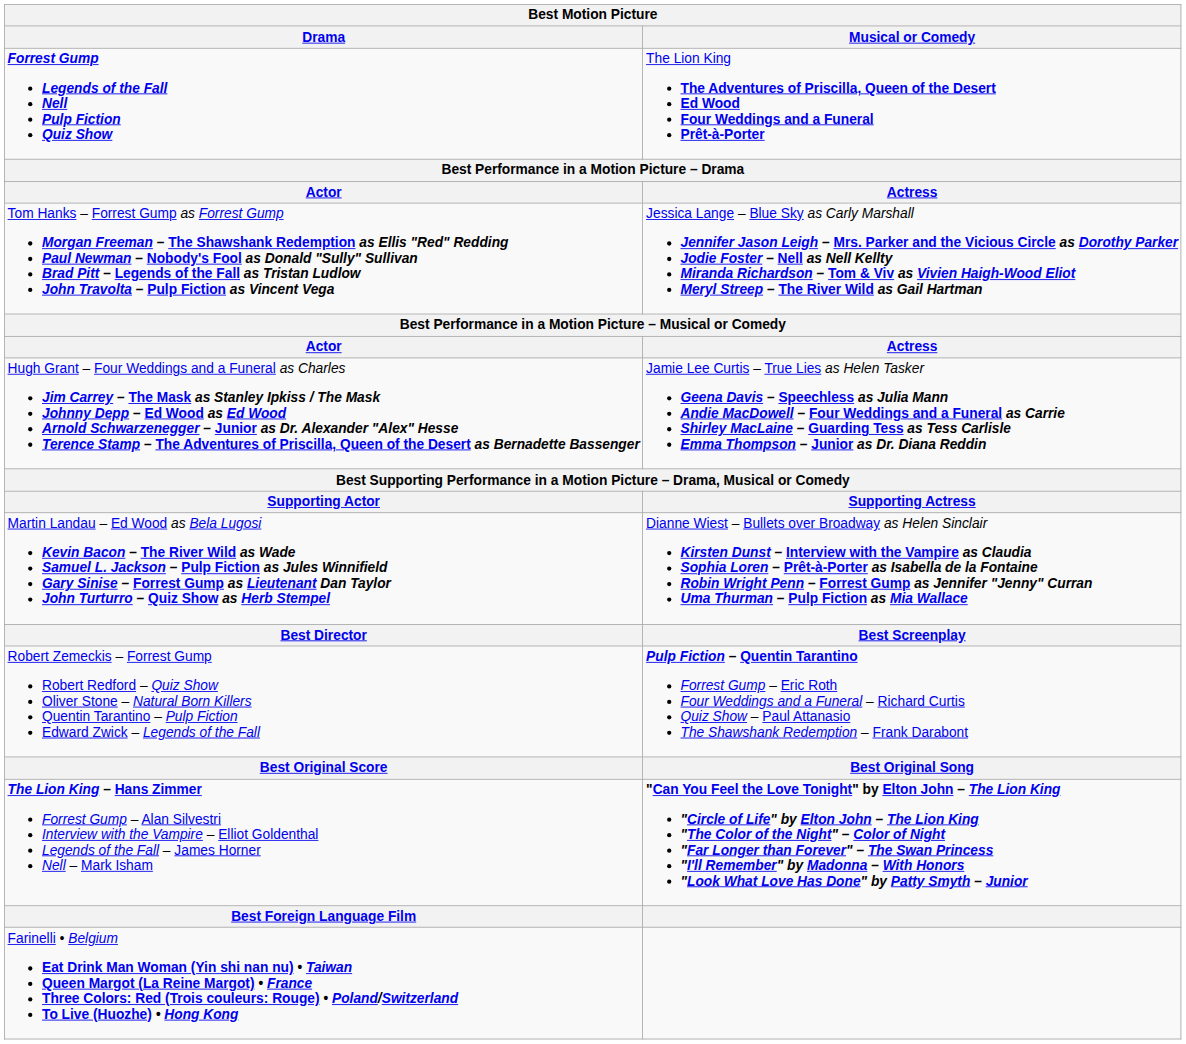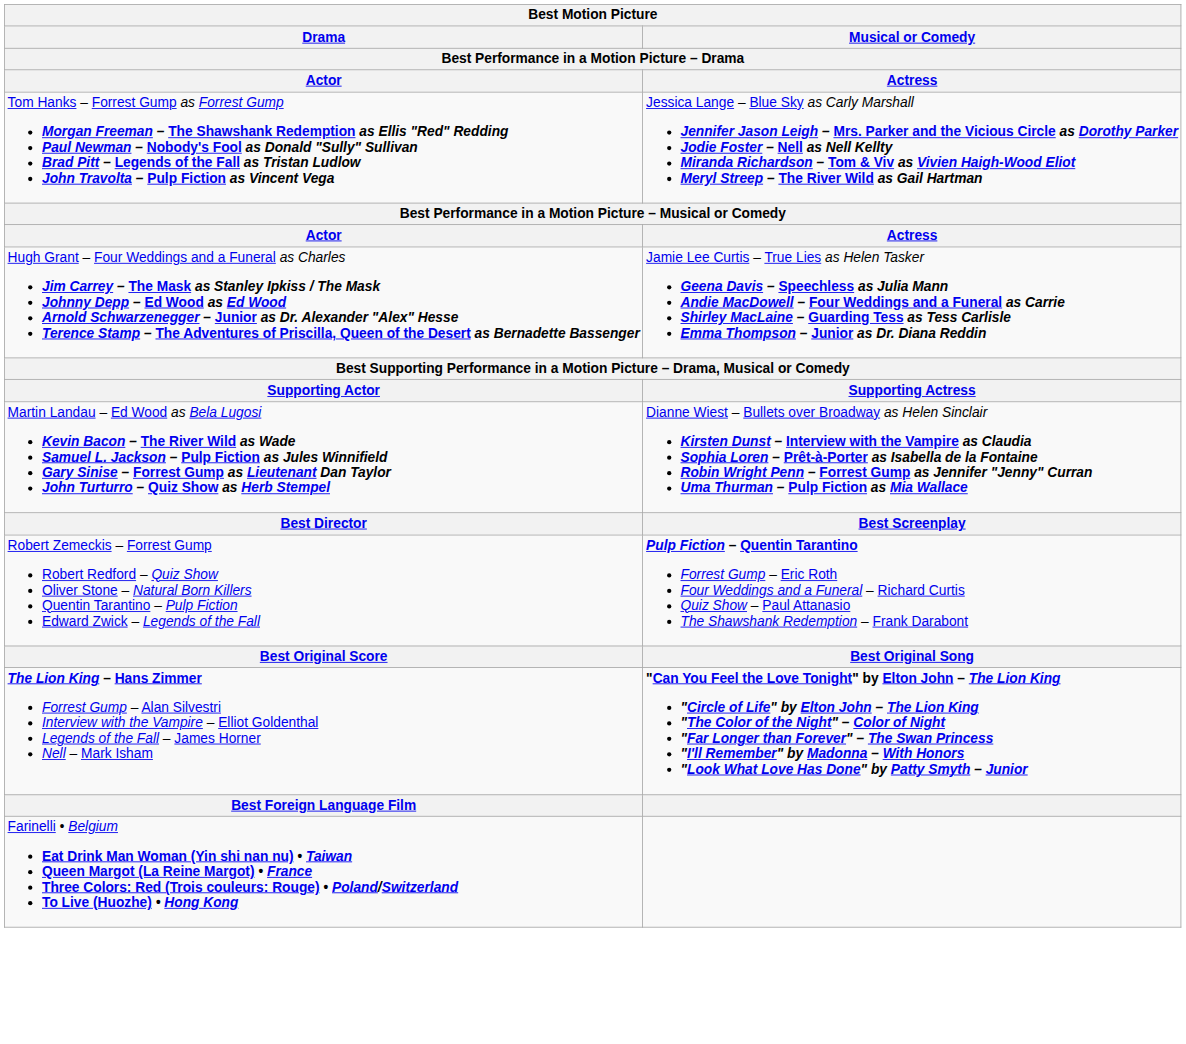- row: (324, 97)
